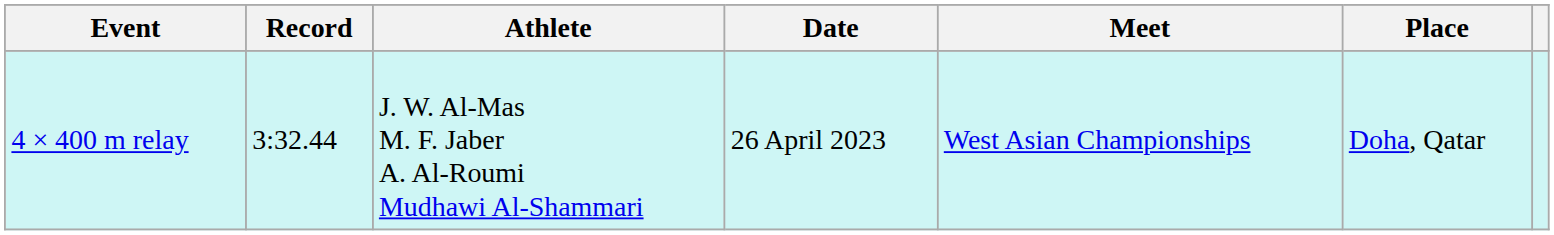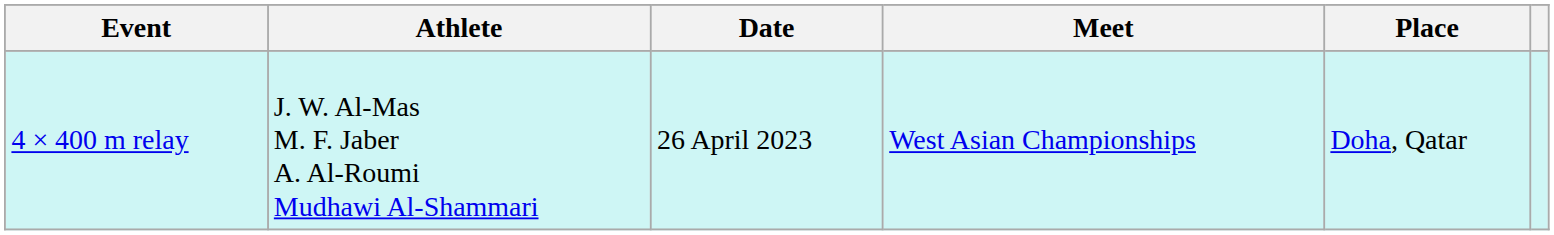- column: (309, 27)
